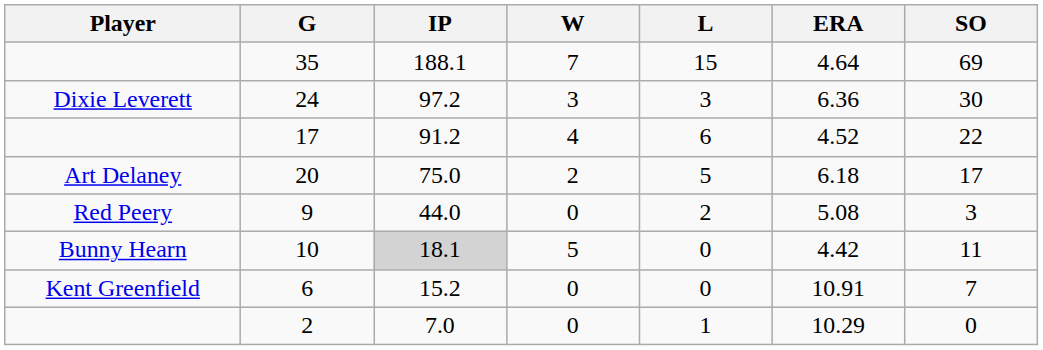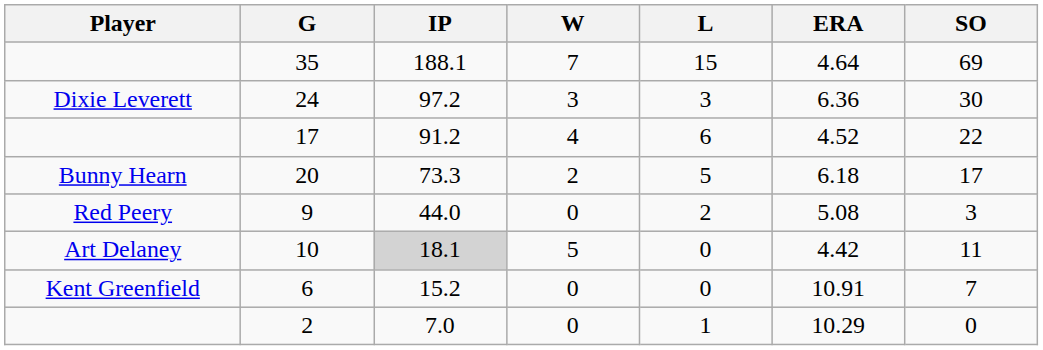(123, 174) Art Delaney -> (123, 174) Bunny Hearn
(440, 174) 75.0 -> (440, 174) 73.3
(123, 250) Bunny Hearn -> (123, 250) Art Delaney
